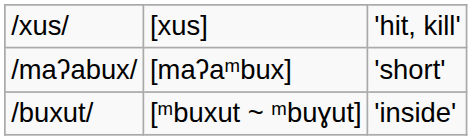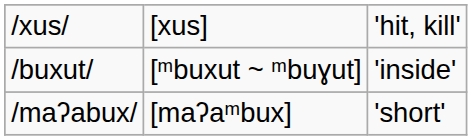rows swapped: (52, 112) <-> (74, 69)
